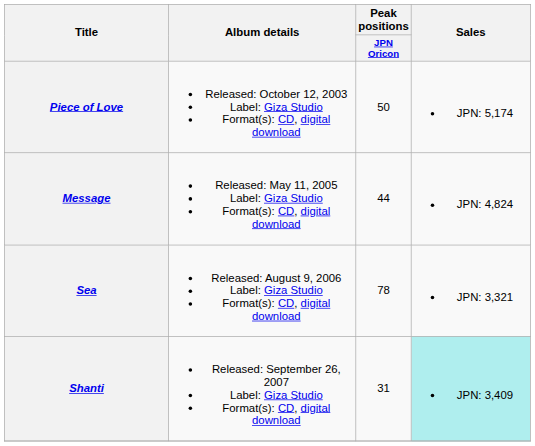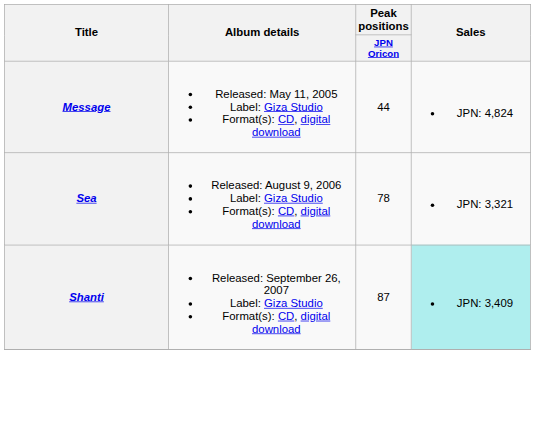- row: (86, 107)
(383, 389) 31 -> (383, 297) 87
